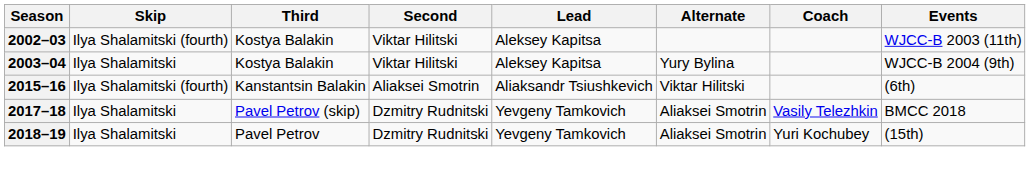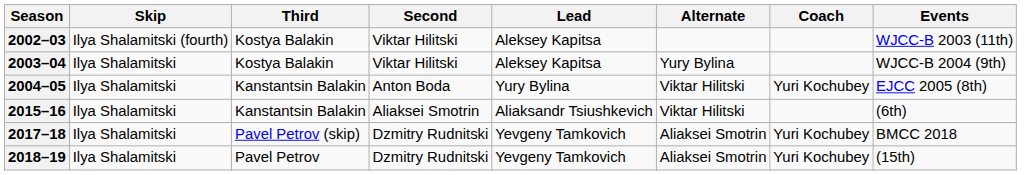+ row: (37, 87)
(150, 87) Ilya Shalamitski (fourth) -> (124, 110) Ilya Shalamitski
(826, 110) Vasily Telezhkin -> (821, 134) Yuri Kochubey
